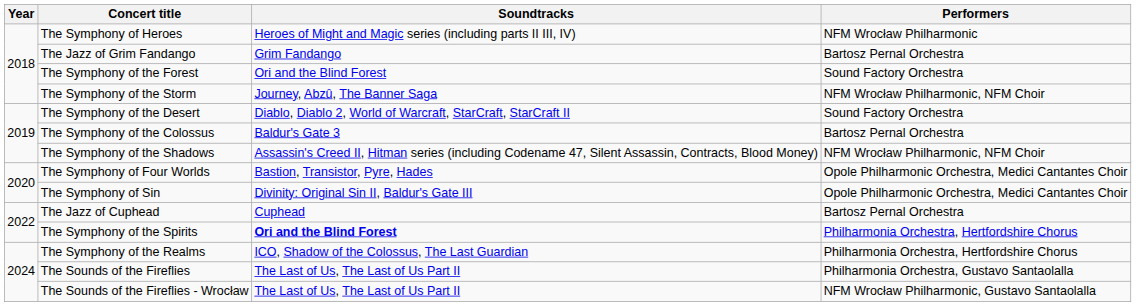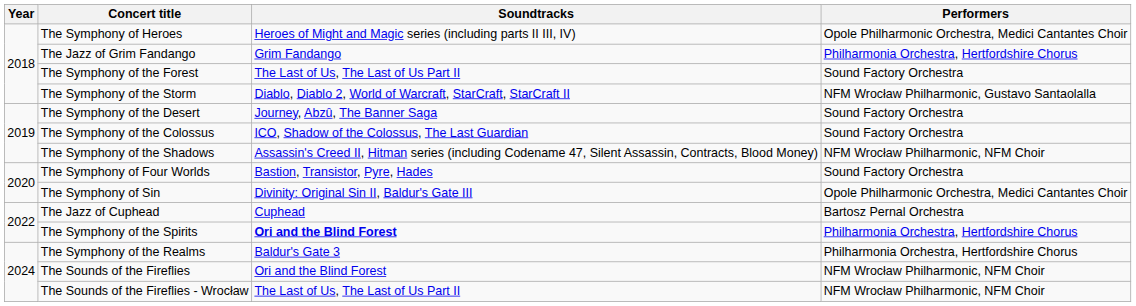(901, 34) NFM Wrocław Philharmonic -> (976, 34) Opole Philharmonic Orchestra, Medici Cantantes Choir
(894, 53) Bartosz Pernal Orchestra -> (951, 53) Philharmonia Orchestra, Hertfordshire Chorus
(320, 73) Ori and the Blind Forest -> (357, 73) The Last of Us, The Last of Us Part II
(346, 93) Journey, Abzû, The Banner Saga -> (412, 93) Diablo, Diablo 2, World of Warcraft, StarCraft, StarCraft II
(934, 93) NFM Wrocław Philharmonic, NFM Choir -> (960, 93) NFM Wrocław Philharmonic, Gustavo Santaolalla
(412, 113) Diablo, Diablo 2, World of Warcraft, StarCraft, StarCraft II -> (346, 113) Journey, Abzû, The Banner Saga
(297, 133) Baldur's Gate 3 -> (391, 133) ICO, Shadow of the Colossus, The Last Guardian
(894, 133) Bartosz Pernal Orchestra -> (893, 133) Sound Factory Orchestra
(976, 172) Opole Philharmonic Orchestra, Medici Cantantes Choir -> (893, 172) Sound Factory Orchestra
(391, 251) ICO, Shadow of the Colossus, The Last Guardian -> (297, 251) Baldur's Gate 3
(357, 271) The Last of Us, The Last of Us Part II -> (320, 271) Ori and the Blind Forest
(949, 271) Philharmonia Orchestra, Gustavo Santaolalla -> (934, 271) NFM Wrocław Philharmonic, NFM Choir
(960, 291) NFM Wrocław Philharmonic, Gustavo Santaolalla -> (934, 291) NFM Wrocław Philharmonic, NFM Choir
